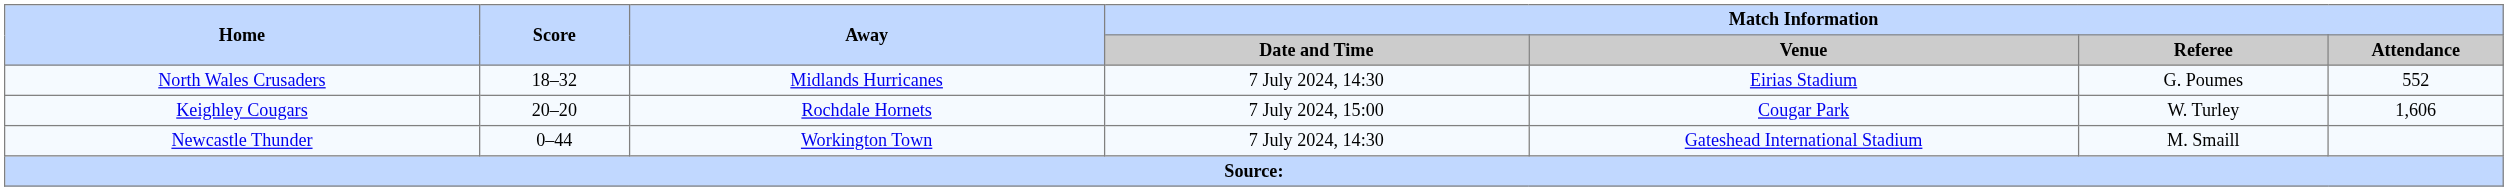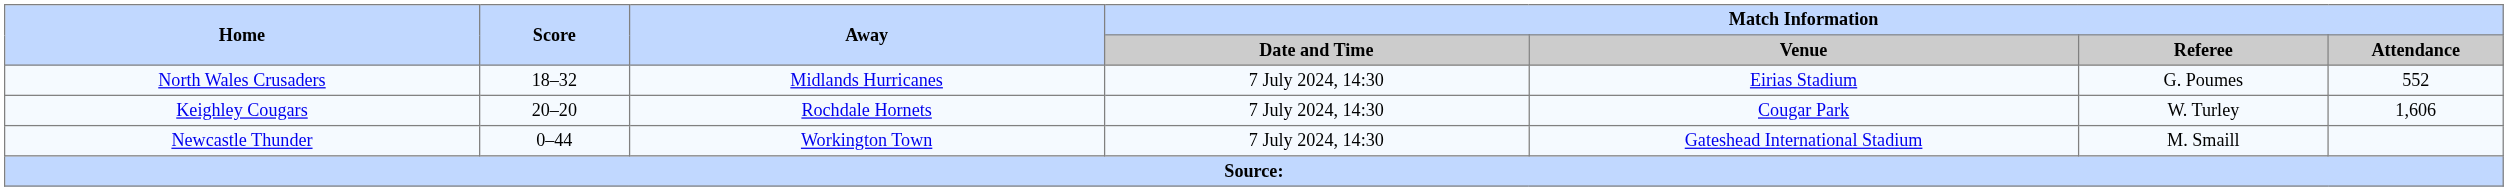(1316, 110) 7 July 2024, 15:00 -> (1316, 110) 7 July 2024, 14:30
